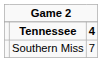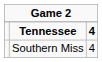(92, 48) 7 -> (92, 48) 4
